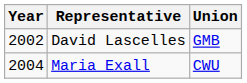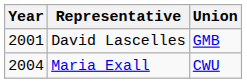(26, 41) 2002 -> (26, 41) 2001
